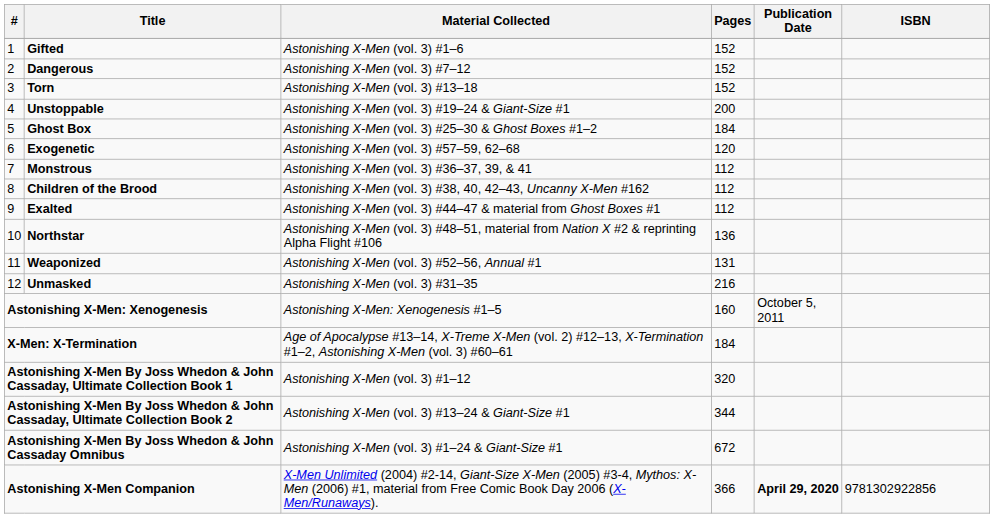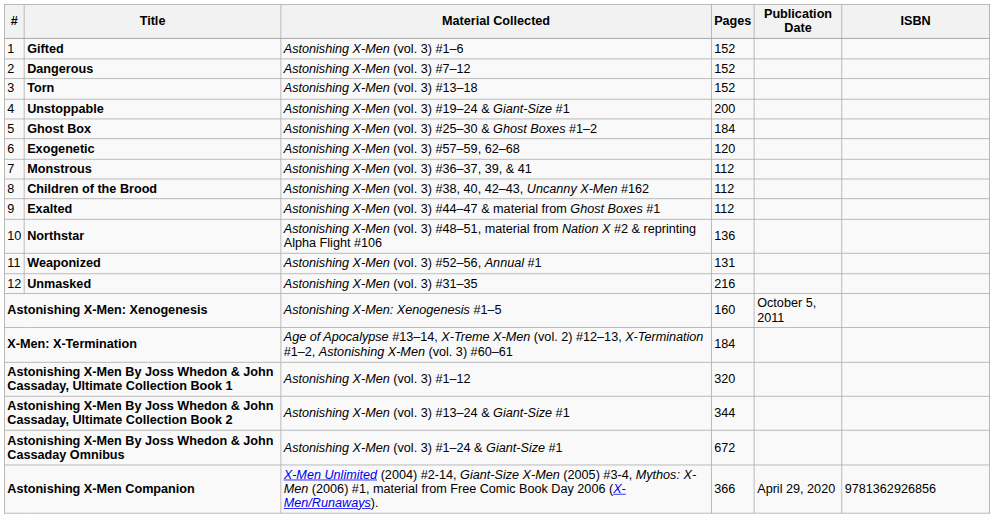(798, 489) bold -> (796, 489) normal
(890, 489) 9781302922856 -> (890, 489) 9781362926856
